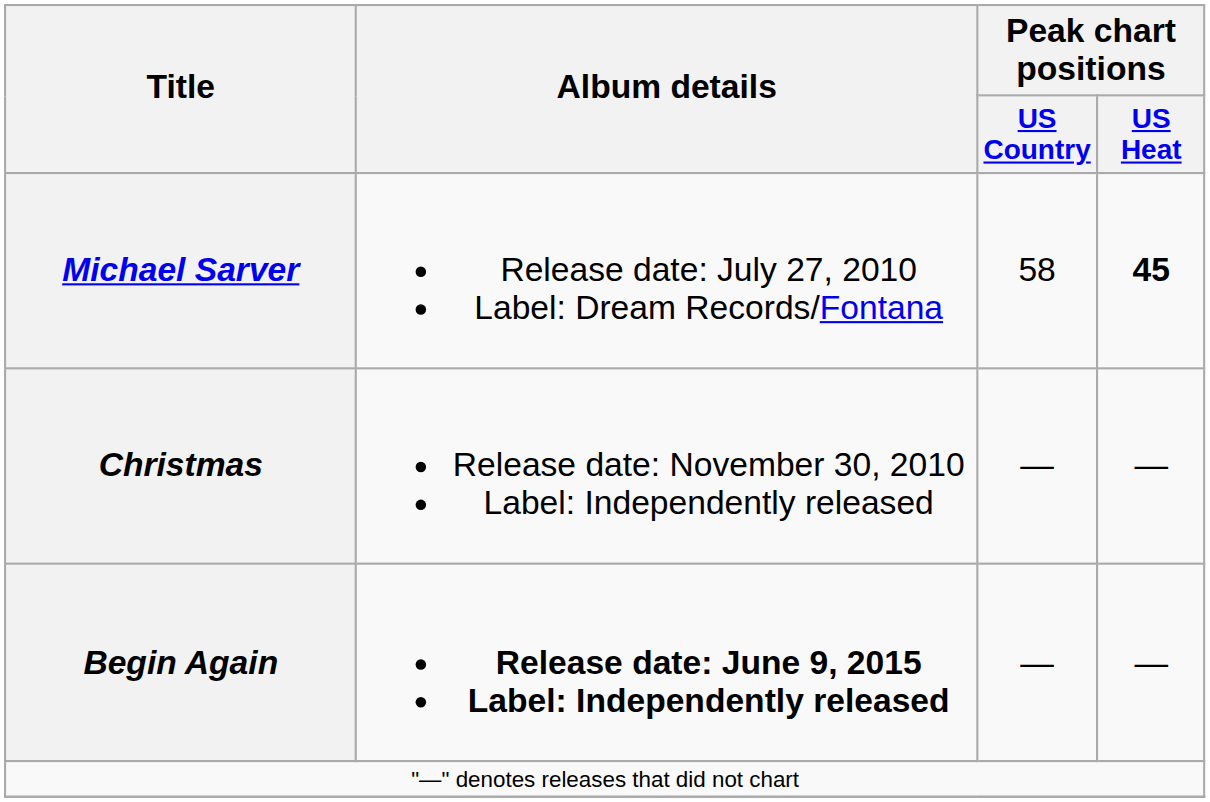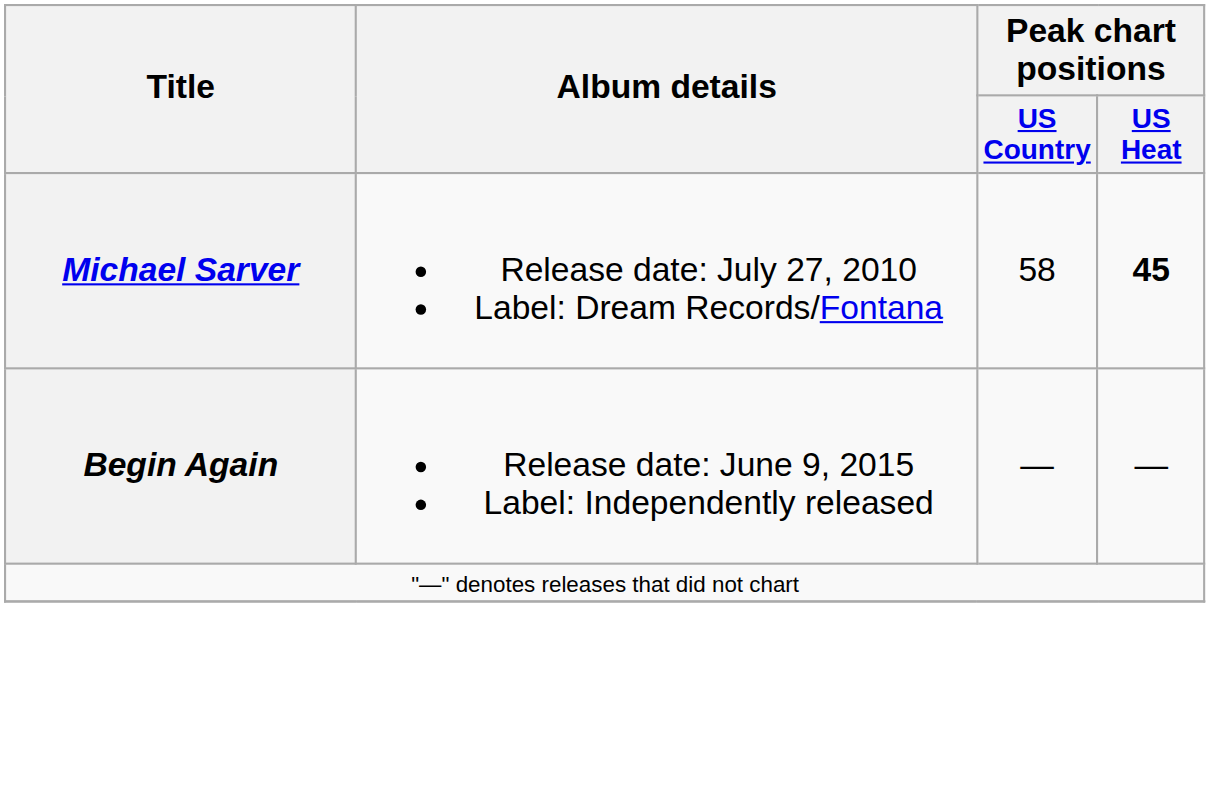- row: (181, 465)
(667, 682) bold -> (667, 485) normal
